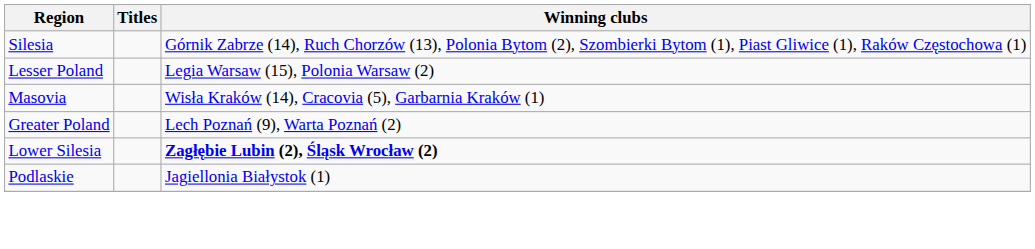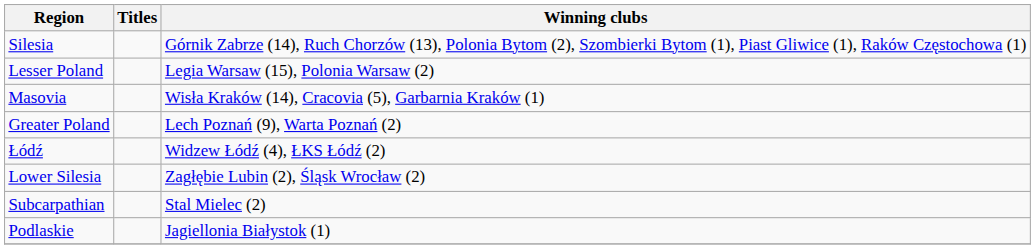+ row: (26, 151)
(301, 151) bold -> (295, 177) normal
+ row: (56, 204)
